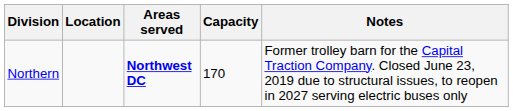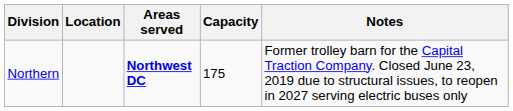(214, 73) 170 -> (214, 73) 175
